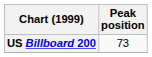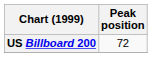(123, 43) 73 -> (123, 43) 72
